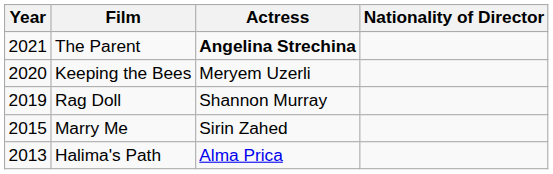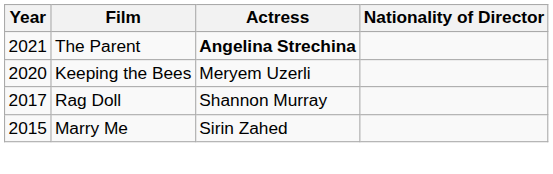(28, 100) 2019 -> (28, 100) 2017
- row: (108, 155)
